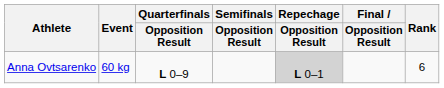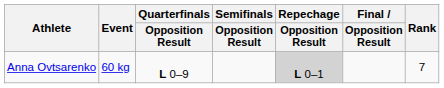(422, 68) 6 -> (422, 68) 7
